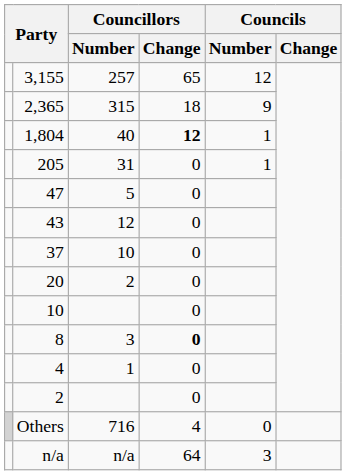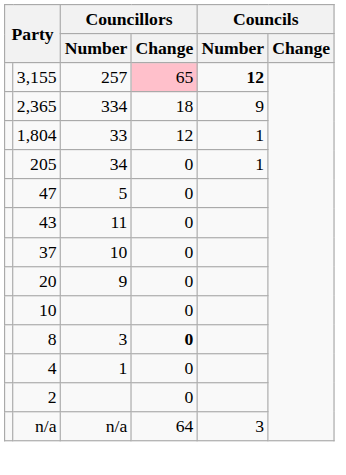(192, 77) no background -> (184, 77) pink background
(263, 77) normal -> (255, 77) bold
(121, 106) 315 -> (114, 106) 334
(126, 135) 40 -> (119, 135) 33
(192, 135) bold -> (184, 135) normal
(126, 164) 31 -> (119, 164) 34
(126, 222) 12 -> (119, 222) 11
(130, 280) 2 -> (123, 280) 9
- row: (40, 426)
